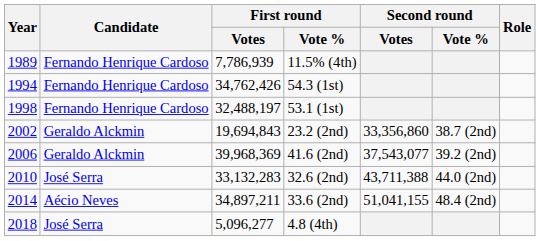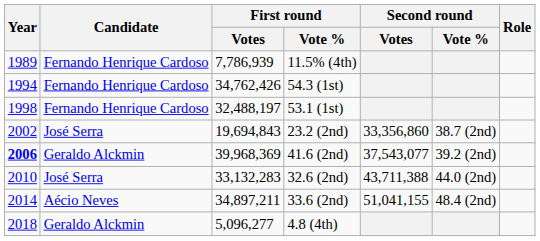(94, 131) Geraldo Alckmin -> (73, 131) José Serra
(22, 154) normal -> (22, 154) bold
(73, 223) José Serra -> (94, 223) Geraldo Alckmin
